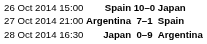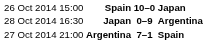rows swapped: (44, 21) <-> (44, 34)
